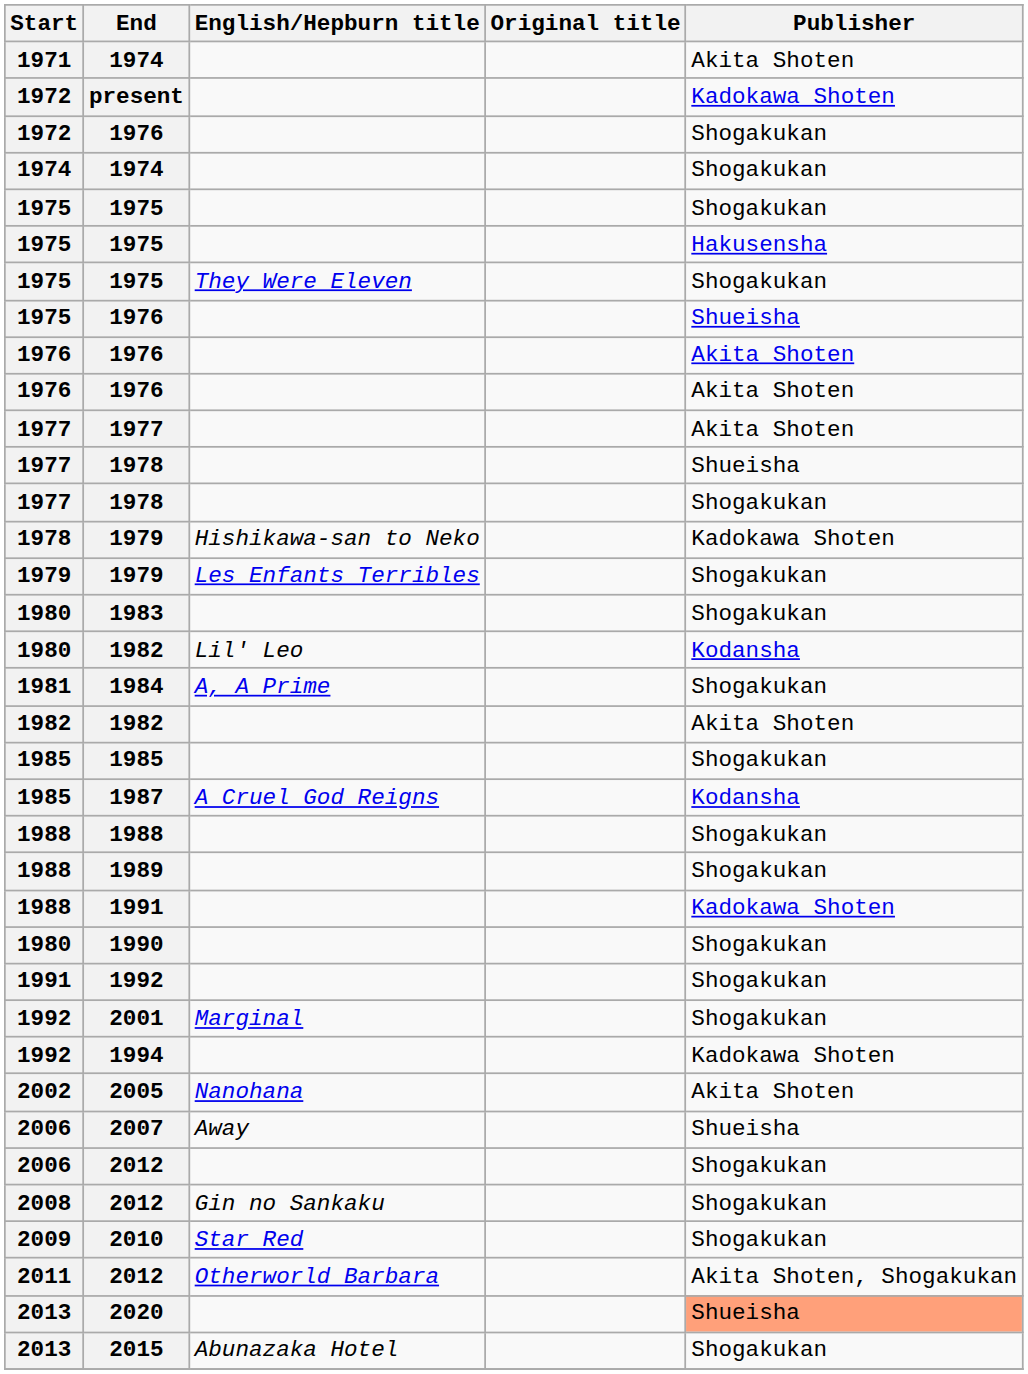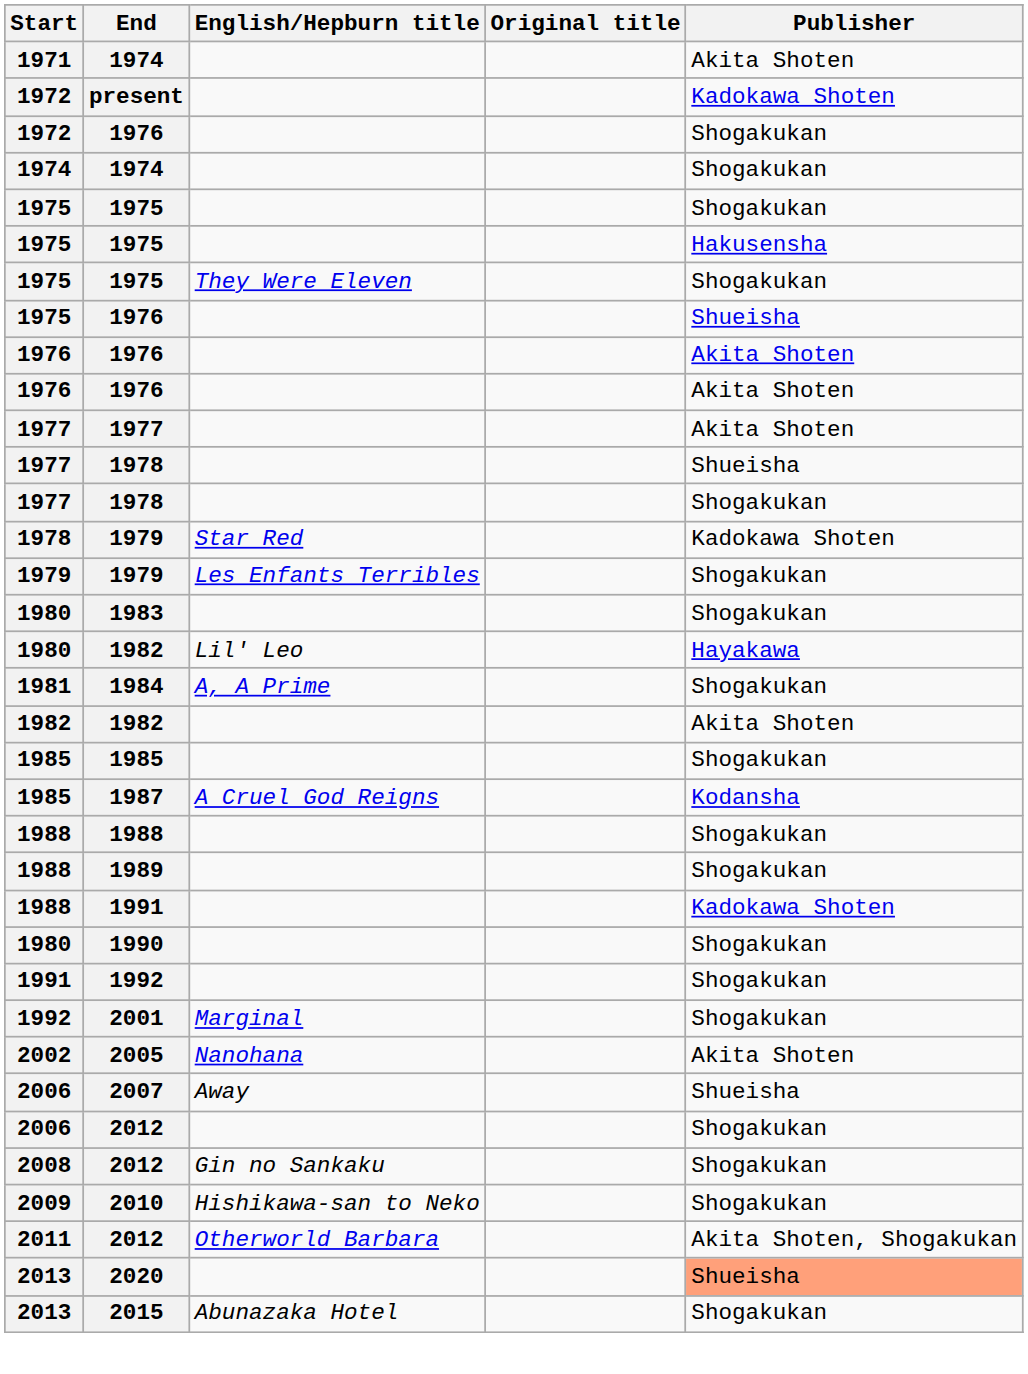(337, 539) Hishikawa-san to Neko -> (249, 539) Star Red
(746, 650) Kodansha -> (746, 650) Hayakawa
- row: (44, 1056)
(249, 1240) Star Red -> (337, 1203) Hishikawa-san to Neko
